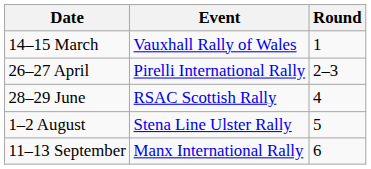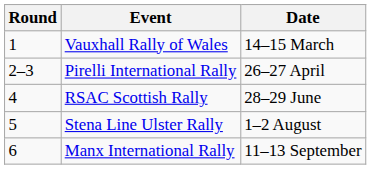columns swapped: (337, 17) <-> (67, 17)
